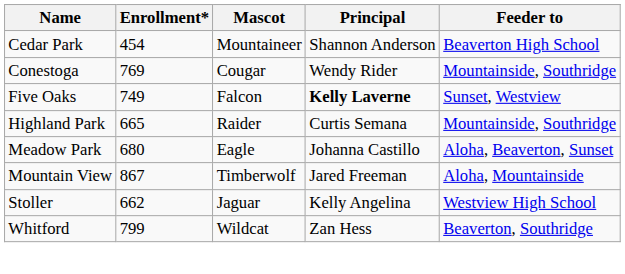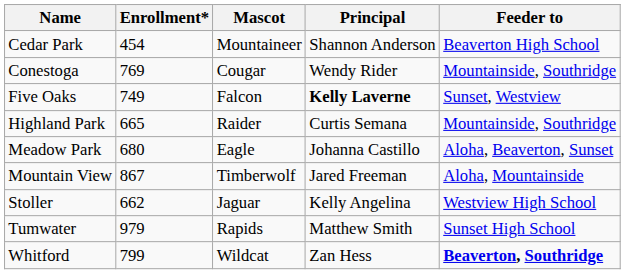+ row: (42, 228)
(518, 228) normal -> (523, 255) bold
